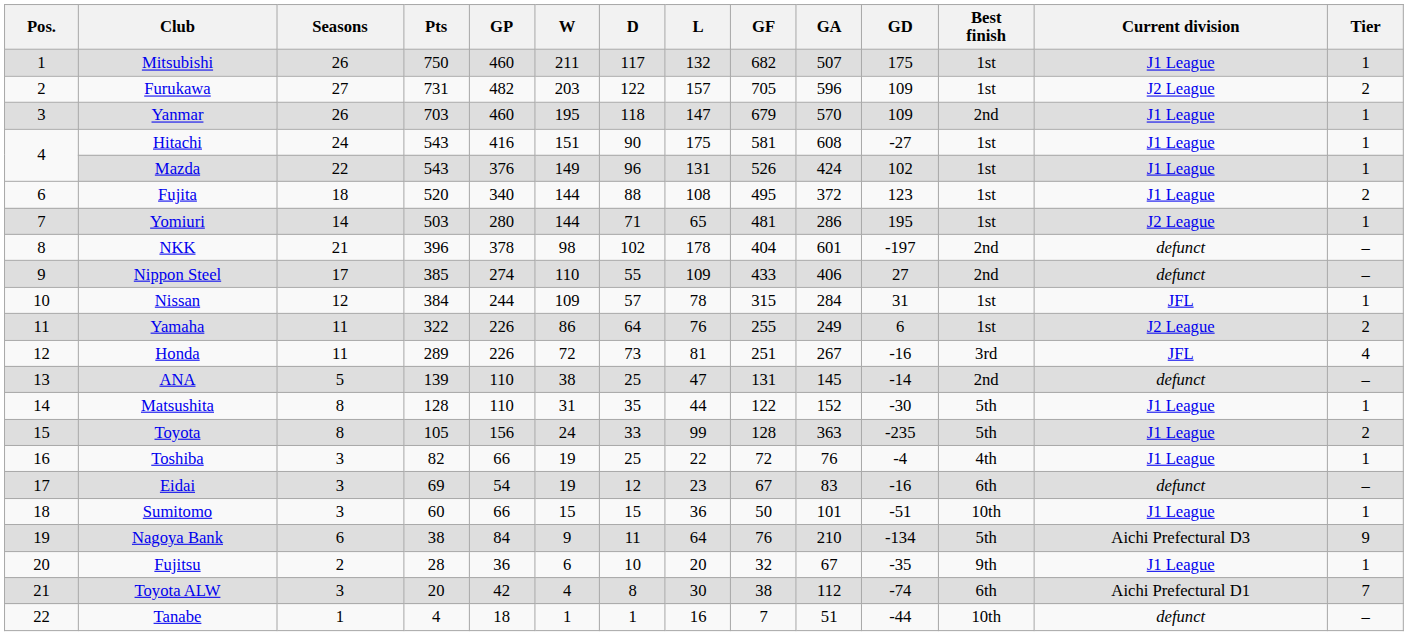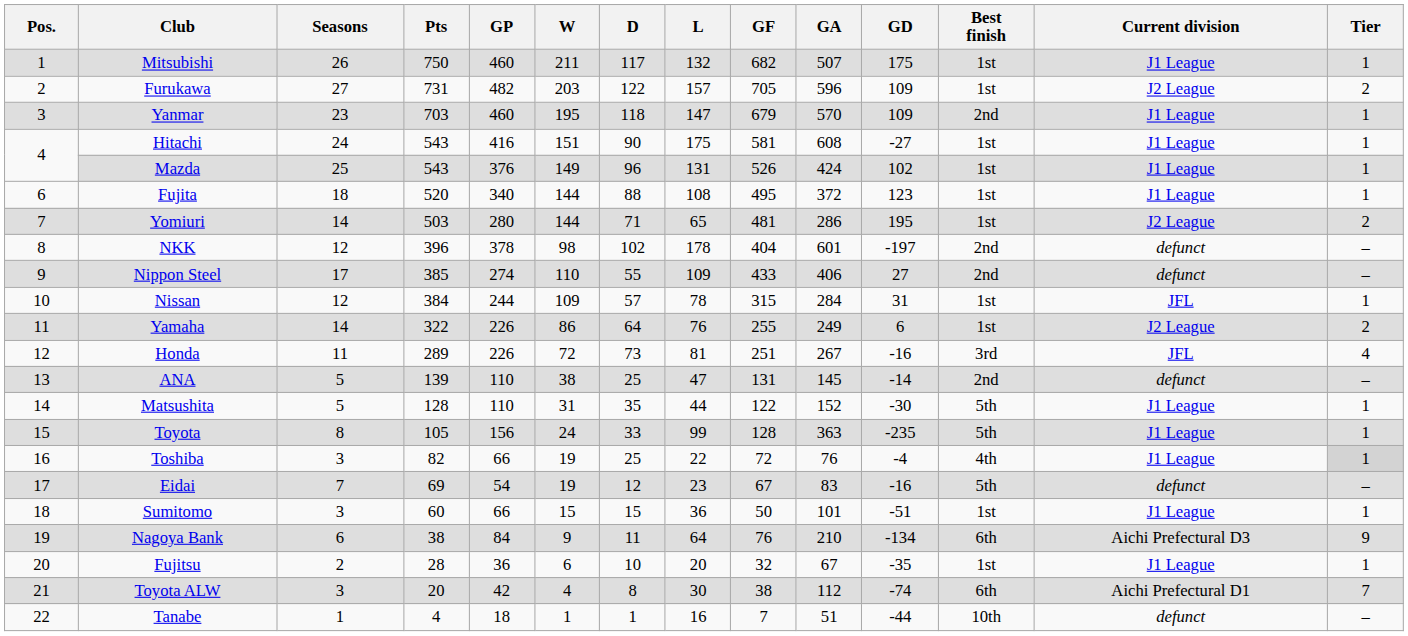(340, 115) 26 -> (340, 115) 23
(340, 168) 22 -> (340, 168) 25
(1366, 194) 2 -> (1366, 194) 1
(1366, 221) 1 -> (1366, 221) 2
(340, 247) 21 -> (340, 247) 12
(340, 326) 11 -> (340, 326) 14
(340, 405) 8 -> (340, 405) 5
(1366, 432) 2 -> (1366, 432) 1
(1366, 458) no background -> (1366, 458) lightgrey background
(340, 485) 3 -> (340, 485) 7
(986, 485) 6th -> (986, 485) 5th
(986, 511) 10th -> (986, 511) 1st
(986, 537) 5th -> (986, 537) 6th
(986, 564) 9th -> (986, 564) 1st
